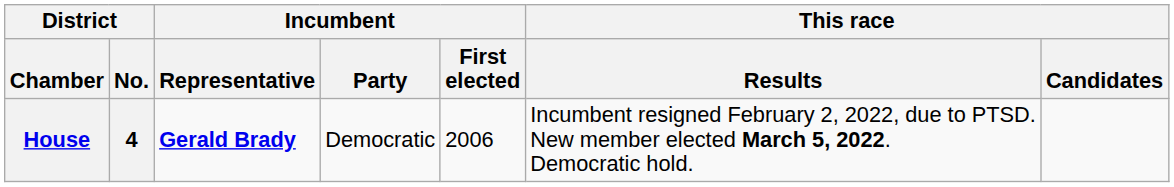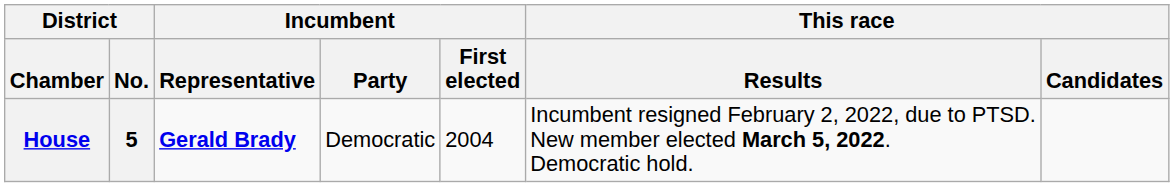(132, 139) 4 -> (132, 139) 5
(469, 139) 2006 -> (469, 139) 2004
